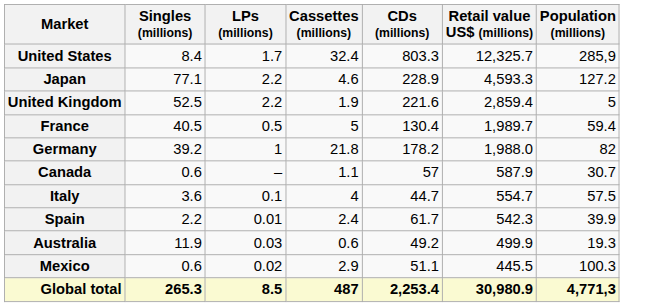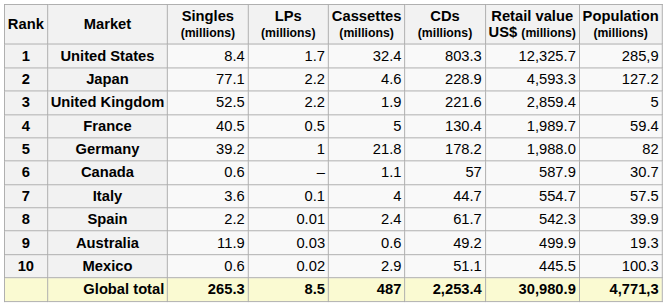+ column: (26, 24)
